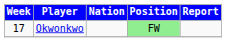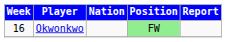(19, 29) 17 -> (19, 29) 16
